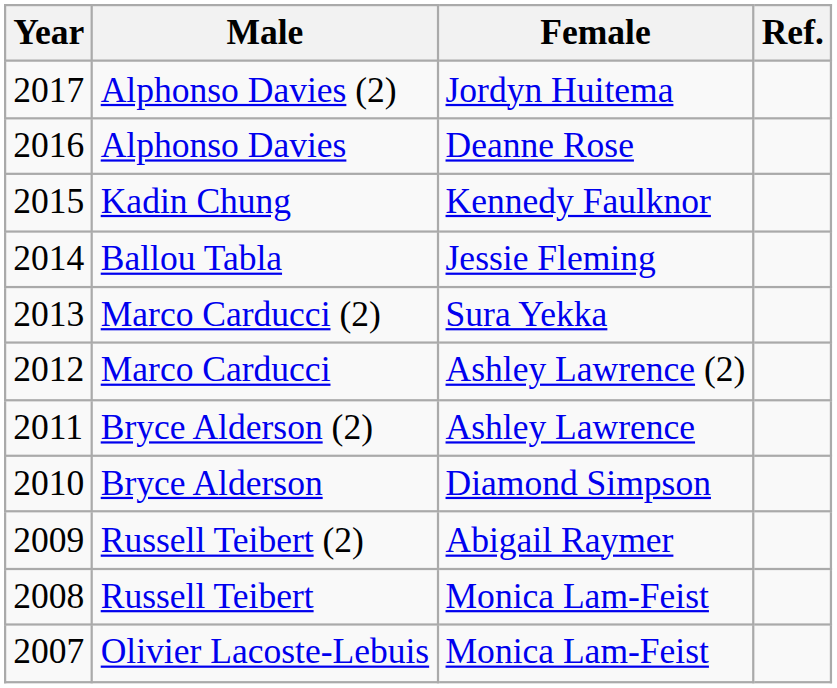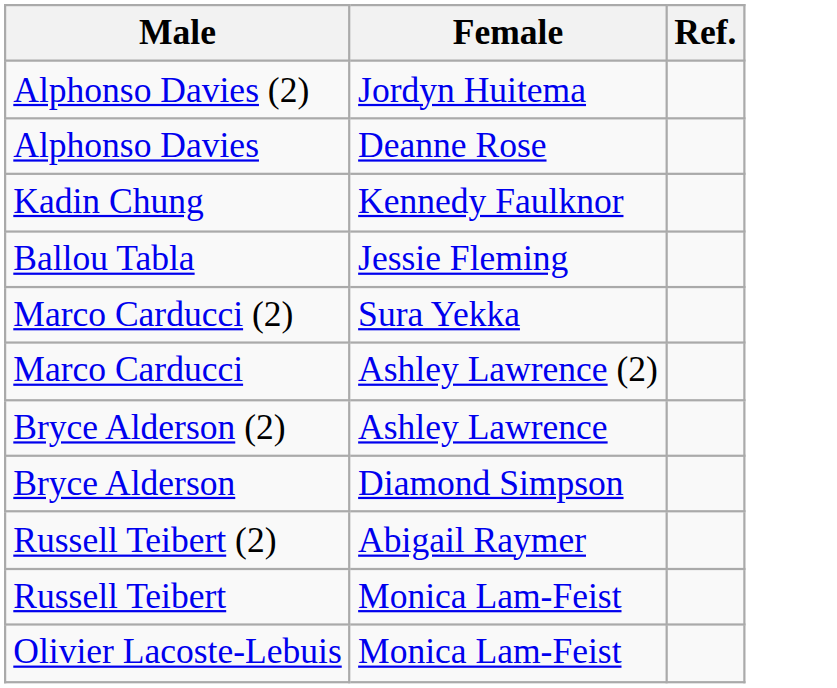- column: (49, 32)
